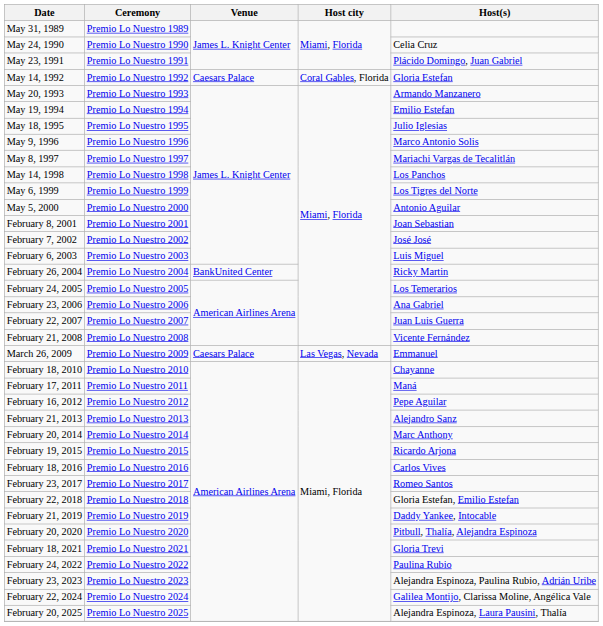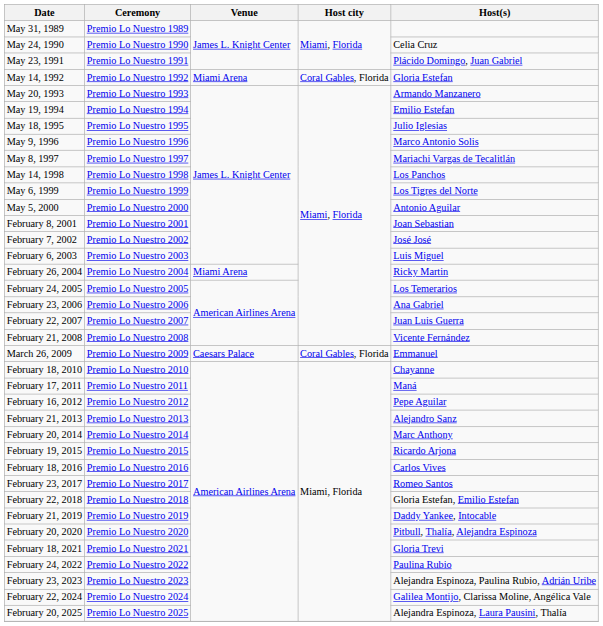(224, 77) Caesars Palace -> (220, 77) Miami Arena
(233, 272) BankUnited Center -> (220, 272) Miami Arena
(339, 353) Las Vegas, Nevada -> (344, 353) Coral Gables, Florida
